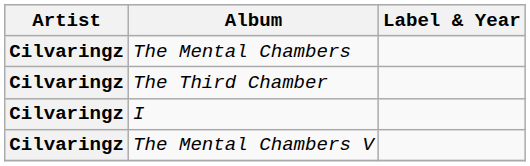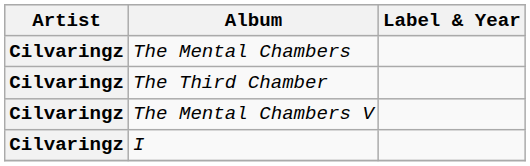rows swapped: (139, 114) <-> (253, 145)
